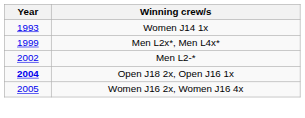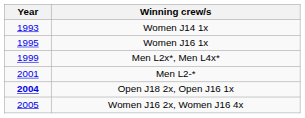+ row: (176, 43)
(28, 58) 2002 -> (28, 74) 2001
